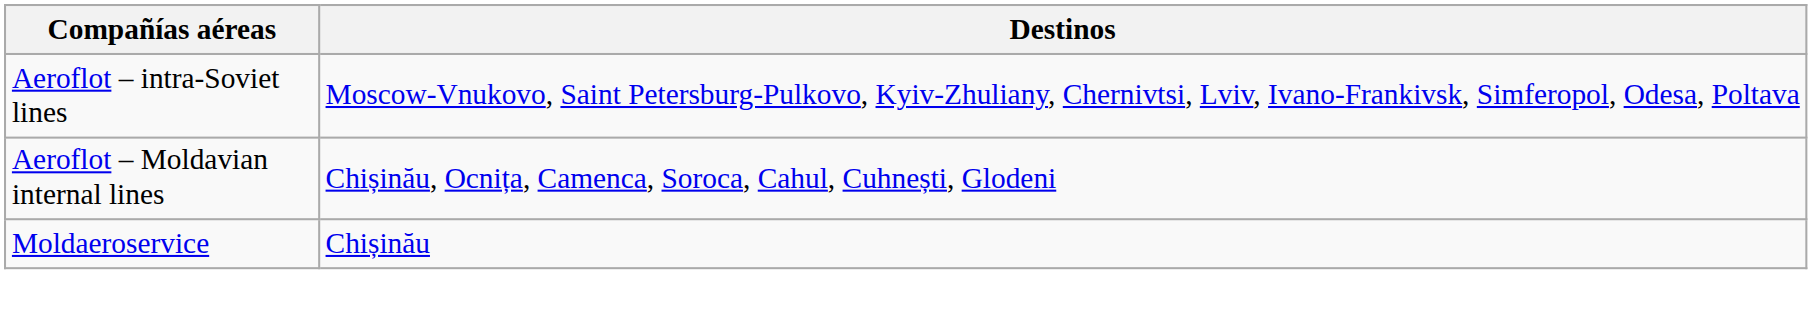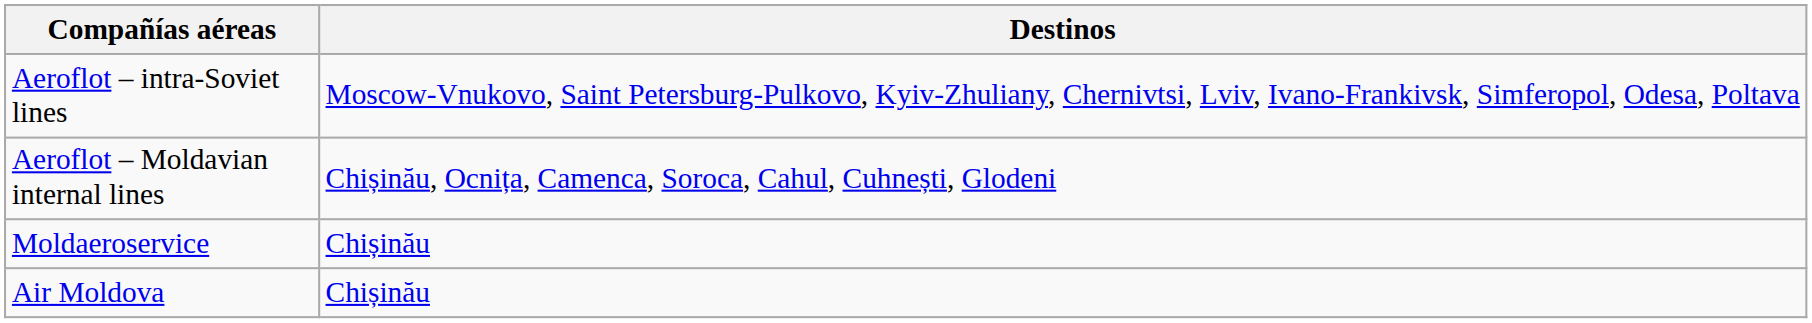+ row: (88, 292)
